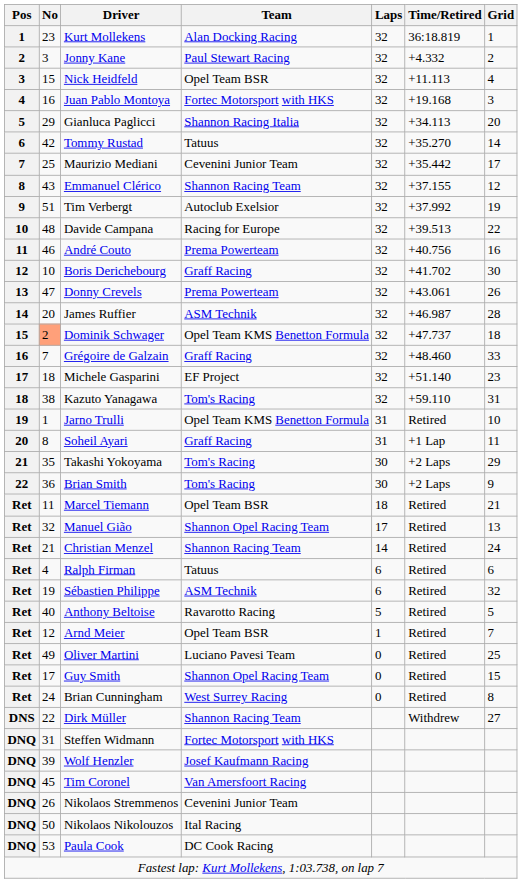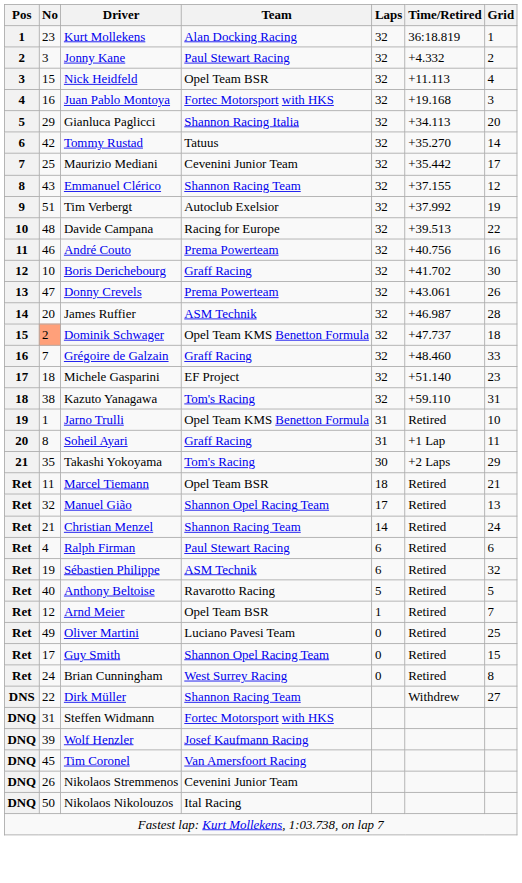- row: (95, 484)
(201, 569) Tatuus -> (237, 547) Paul Stewart Racing
- row: (94, 846)
